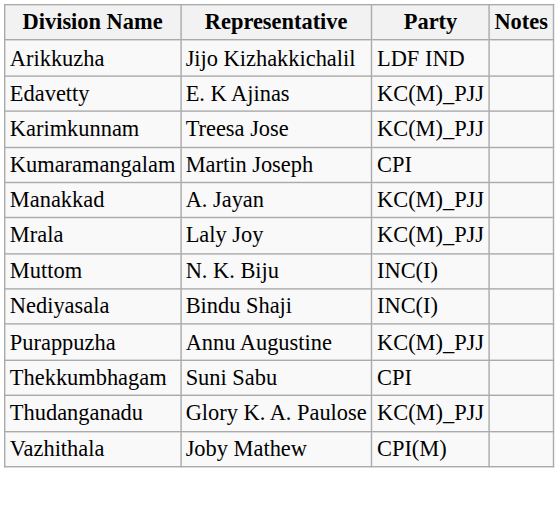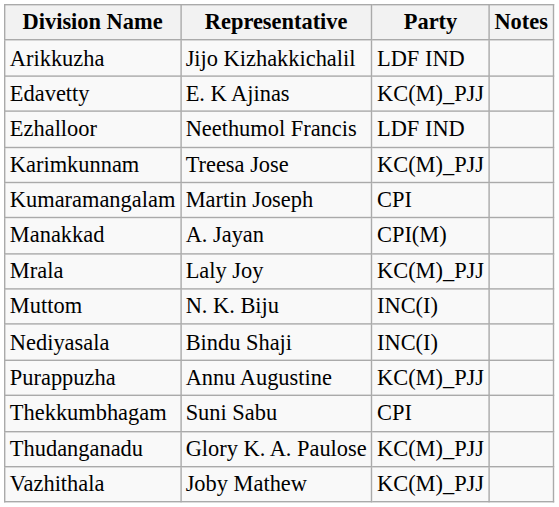+ row: (53, 128)
(431, 199) KC(M)_PJJ -> (412, 235) CPI(M)
(412, 448) CPI(M) -> (431, 484) KC(M)_PJJ
